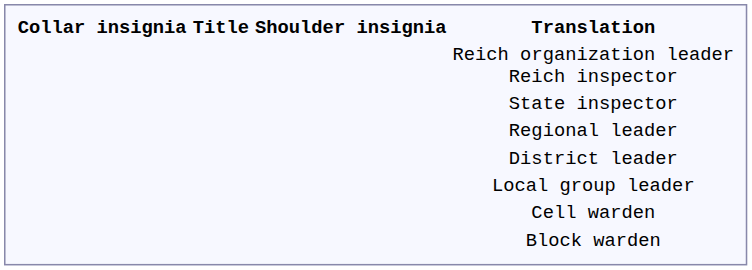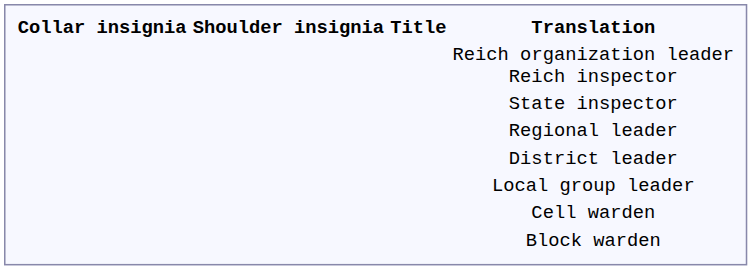columns swapped: (351, 28) <-> (221, 28)
